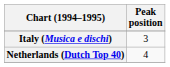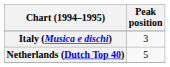(146, 54) 4 -> (146, 54) 5
